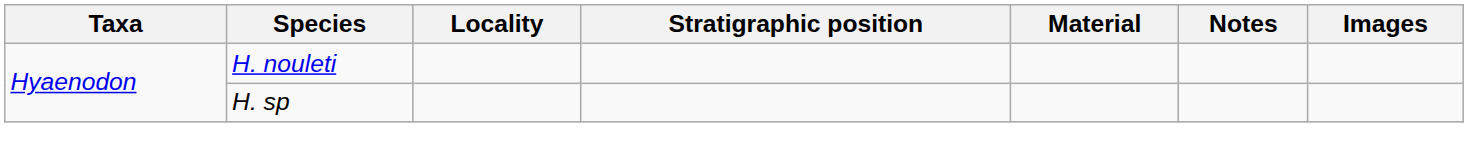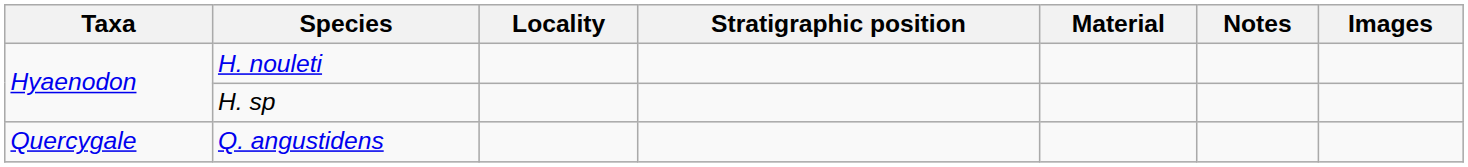+ row: (301, 141)
